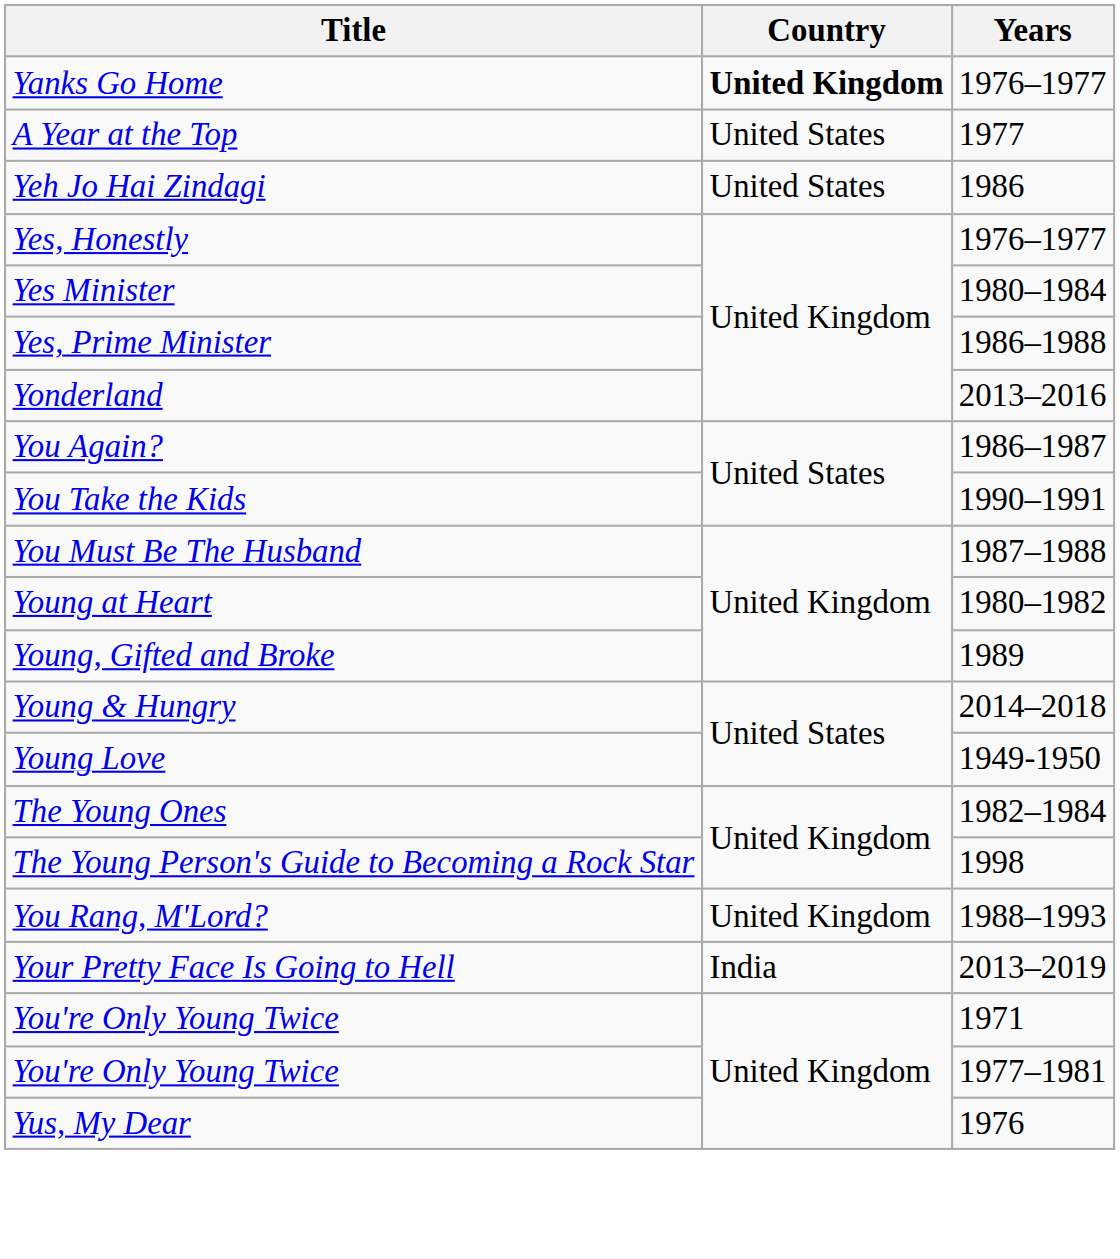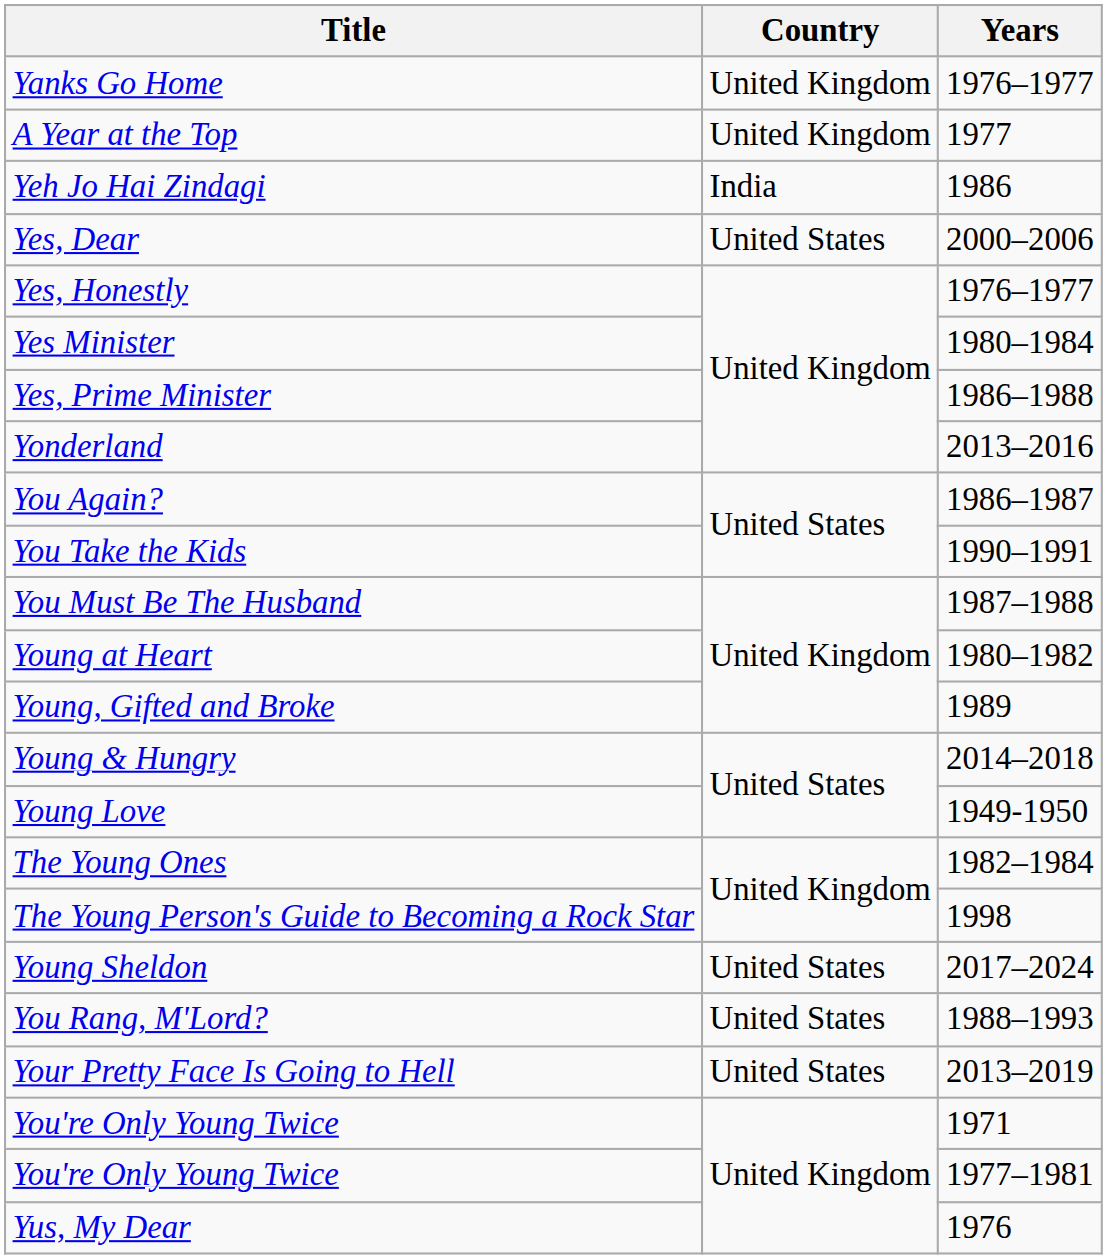(827, 82) bold -> (820, 82) normal
(797, 134) United States -> (820, 134) United Kingdom
(797, 186) United States -> (743, 186) India
+ row: (76, 238)
+ row: (110, 966)
(820, 914) United Kingdom -> (797, 1018) United States
(743, 966) India -> (797, 1070) United States
